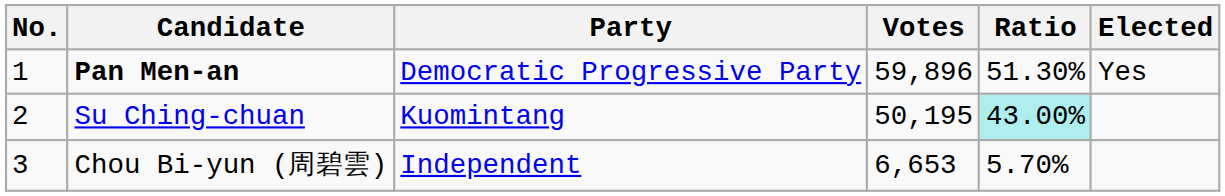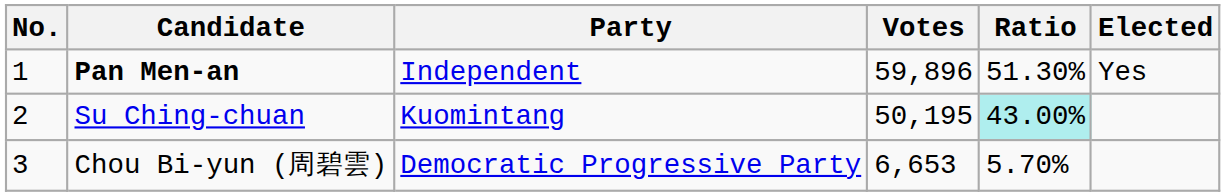(631, 72) Democratic Progressive Party -> (491, 72) Independent
(491, 165) Independent -> (631, 165) Democratic Progressive Party
